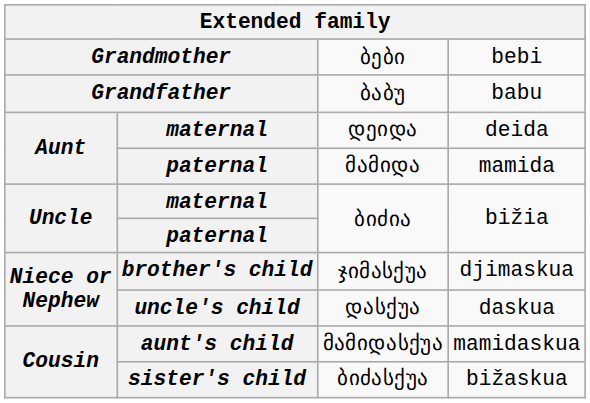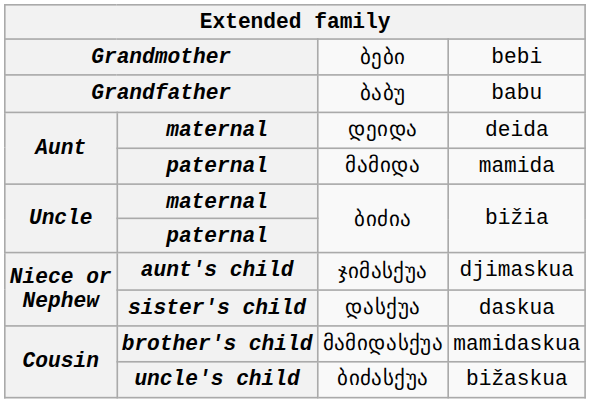(217, 271) brother's child -> (217, 271) aunt's child
(217, 307) uncle's child -> (217, 307) sister's child
(217, 343) aunt's child -> (217, 343) brother's child
(217, 380) sister's child -> (217, 380) uncle's child
